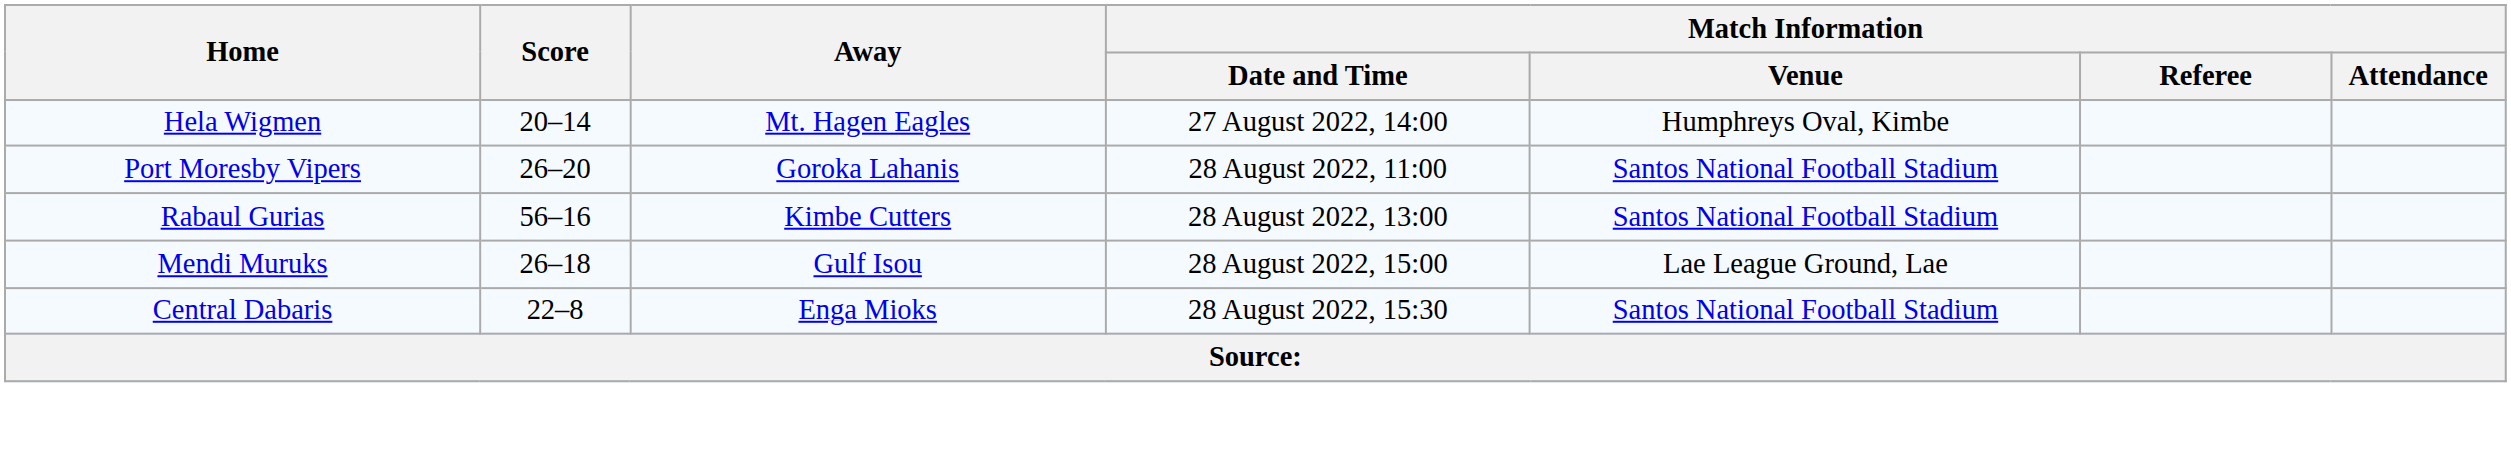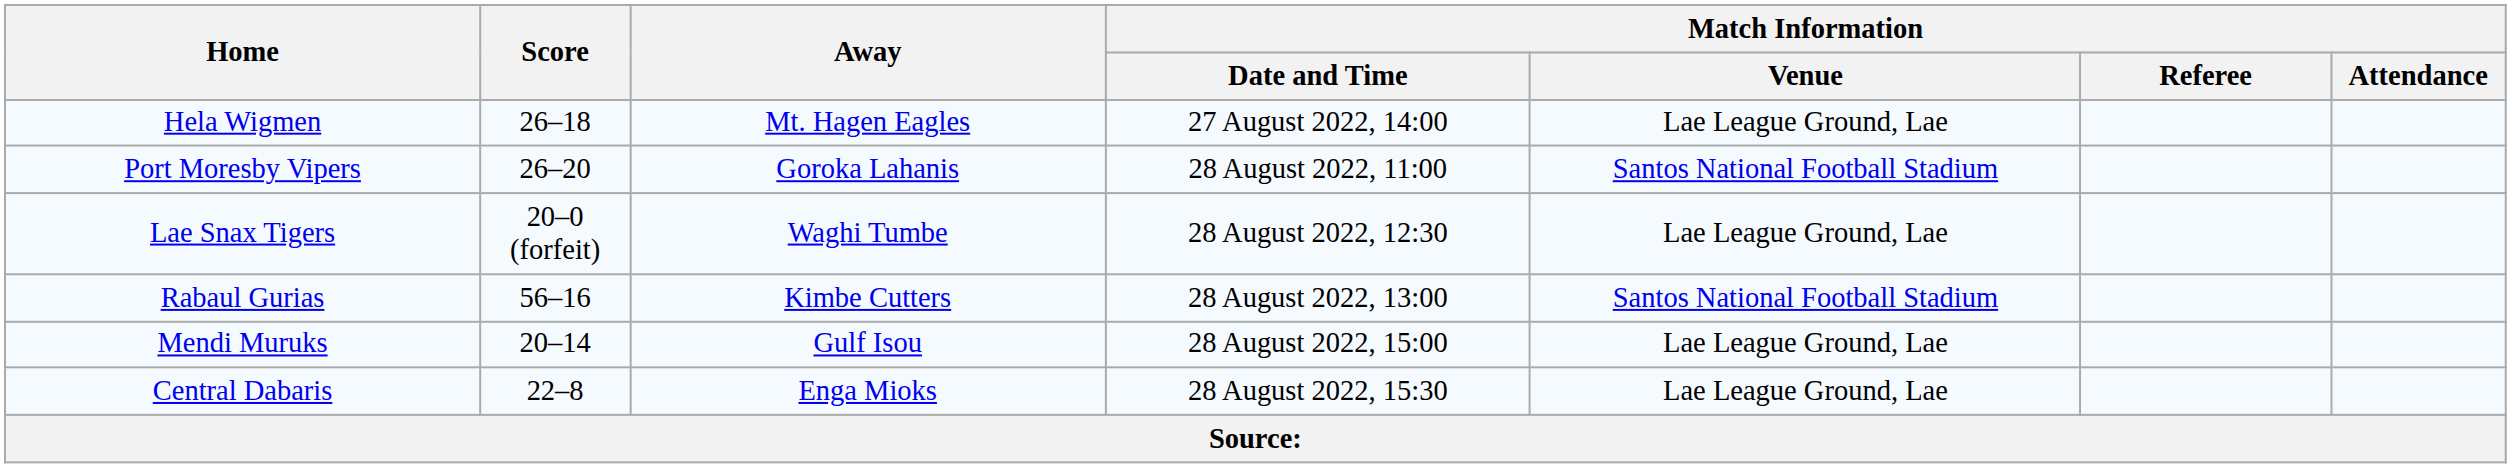(555, 122) 20–14 -> (555, 122) 26–18
(1805, 122) Humphreys Oval, Kimbe -> (1805, 122) Lae League Ground, Lae
+ row: (243, 233)
(555, 263) 26–18 -> (555, 344) 20–14
(1805, 310) Santos National Football Stadium -> (1805, 391) Lae League Ground, Lae
